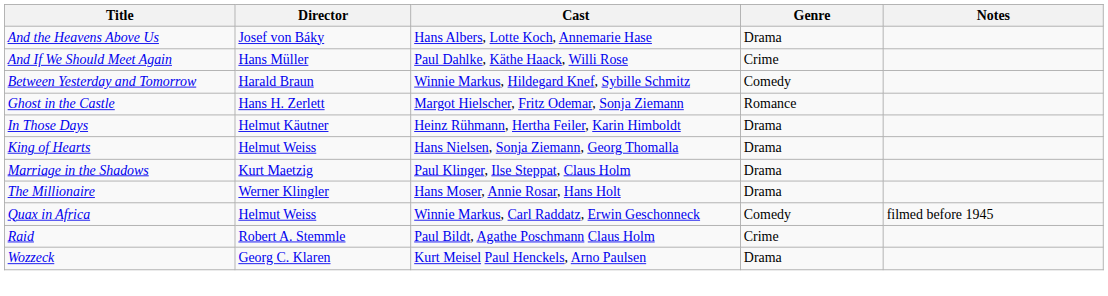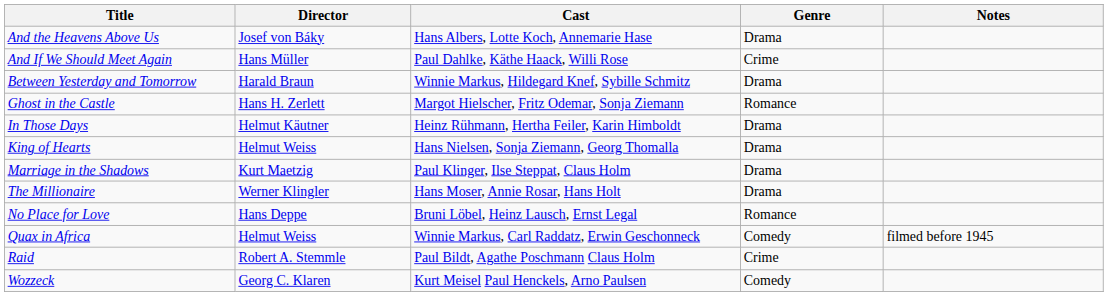(767, 81) Comedy -> (763, 81) Drama
+ row: (58, 214)
(763, 258) Drama -> (767, 280) Comedy
